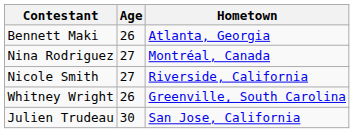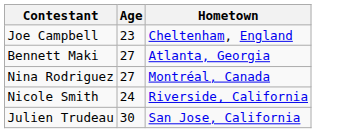+ row: (53, 35)
(127, 35) 26 -> (127, 56) 27
(127, 76) 27 -> (127, 97) 24
- row: (61, 97)
